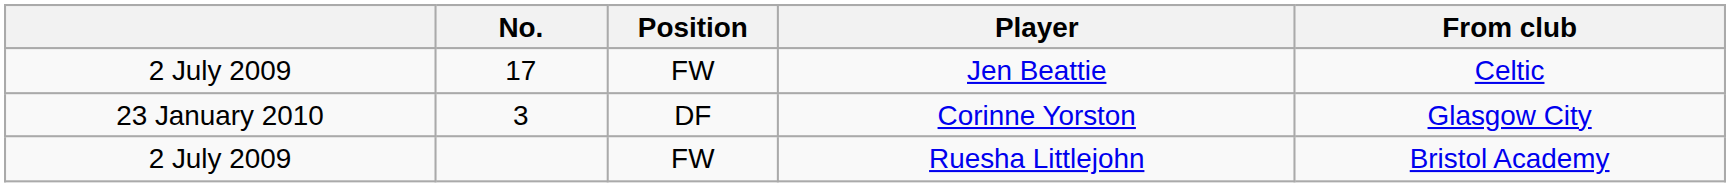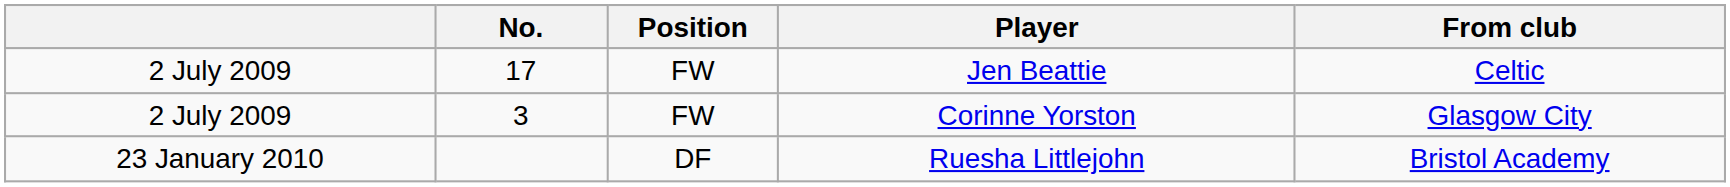(220, 114) 23 January 2010 -> (220, 114) 2 July 2009
(693, 114) DF -> (693, 114) FW
(220, 158) 2 July 2009 -> (220, 158) 23 January 2010
(693, 158) FW -> (693, 158) DF
